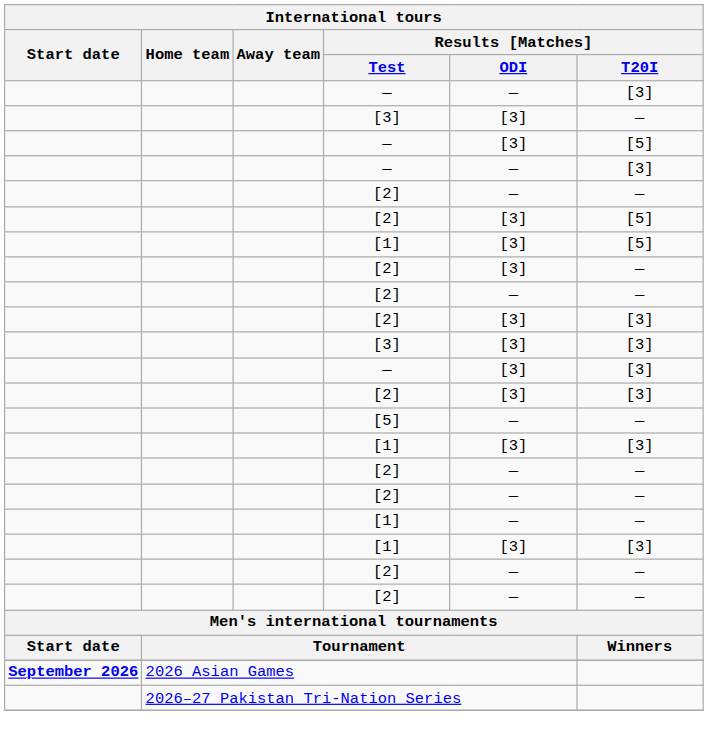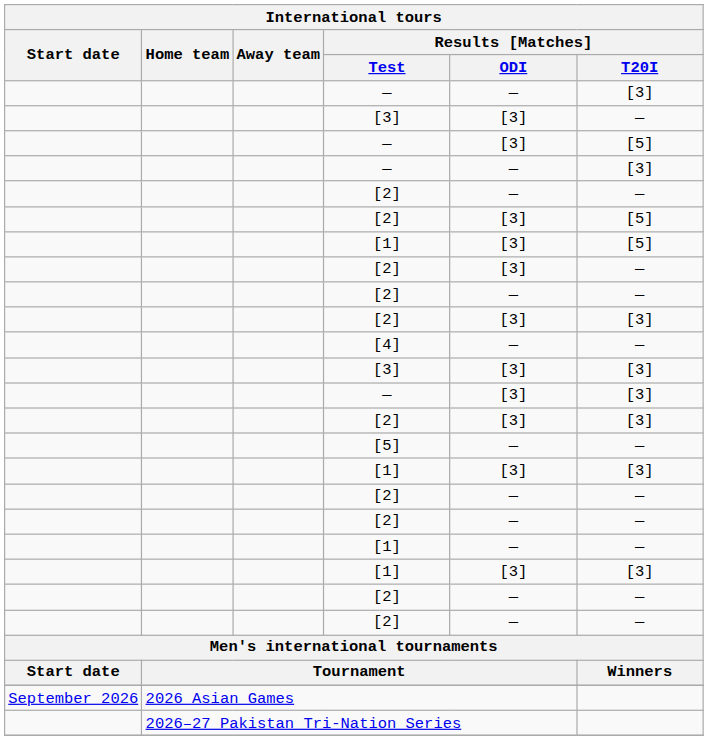+ row: (187, 345)
(73, 673) bold -> (73, 698) normal
